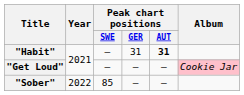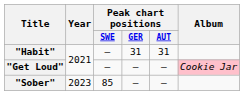(164, 52) bold -> (164, 52) normal
(80, 83) 2022 -> (80, 83) 2023
